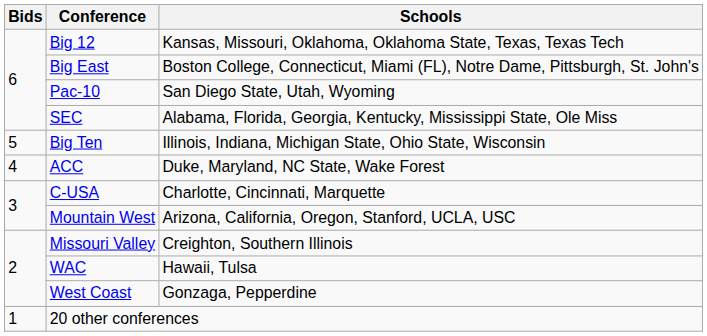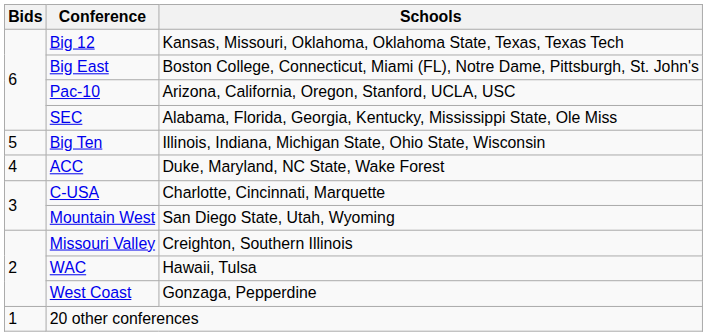(279, 92) San Diego State, Utah, Wyoming -> (339, 92) Arizona, California, Oregon, Stanford, UCLA, USC
(339, 218) Arizona, California, Oregon, Stanford, UCLA, USC -> (279, 218) San Diego State, Utah, Wyoming
